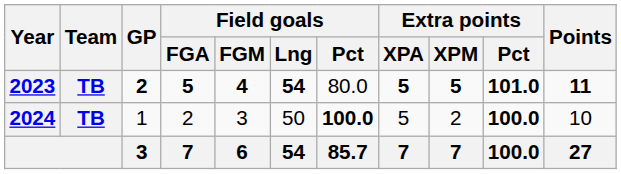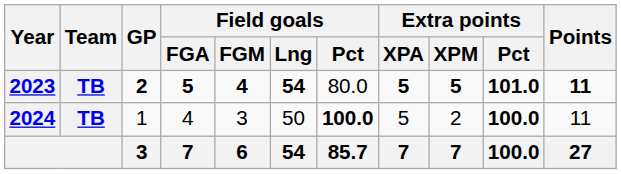(188, 119) 2 -> (188, 119) 4
(580, 119) 10 -> (580, 119) 11
